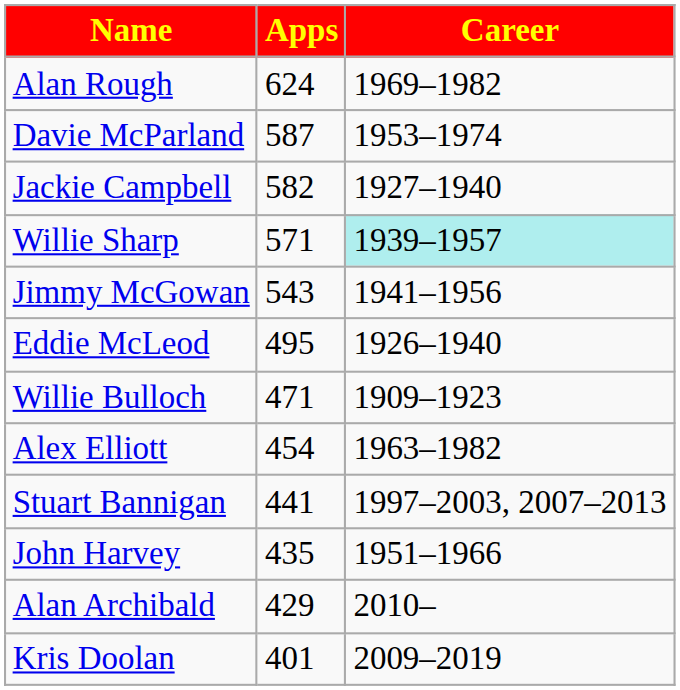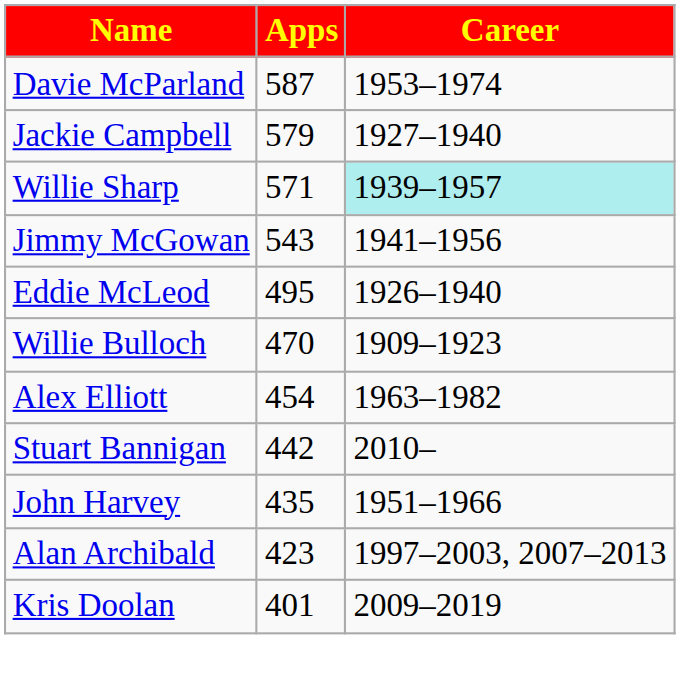- row: (93, 82)
(290, 187) 582 -> (290, 135) 579
(290, 396) 471 -> (290, 344) 470
(290, 501) 441 -> (290, 448) 442
(510, 501) 1997–2003, 2007–2013 -> (395, 448) 2010–
(290, 605) 429 -> (290, 553) 423
(395, 605) 2010– -> (510, 553) 1997–2003, 2007–2013
